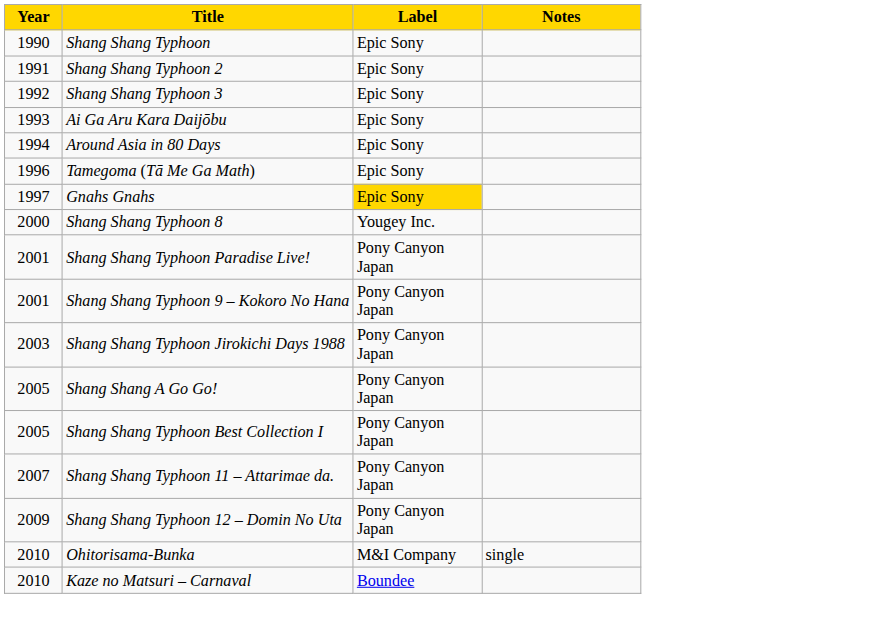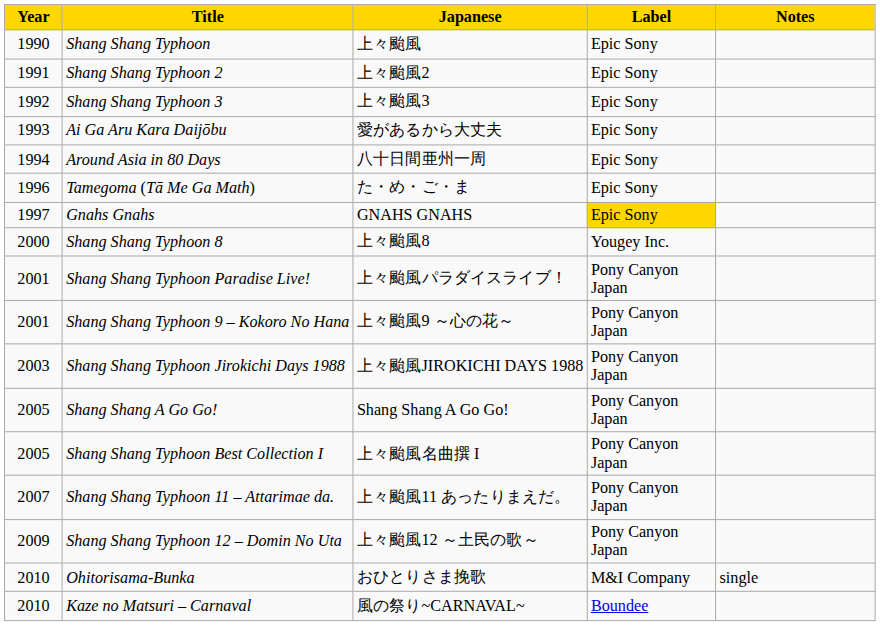+ column: (470, 17)
